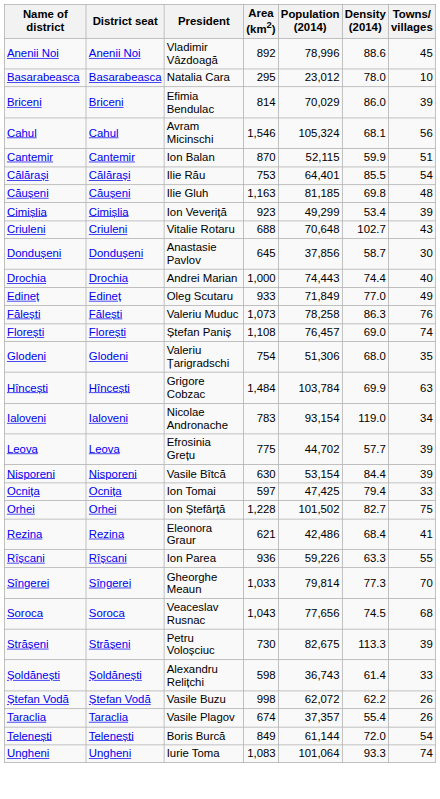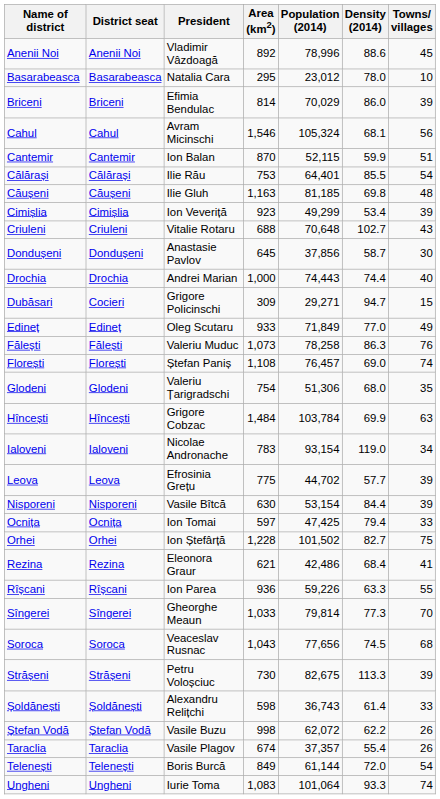+ row: (30, 303)
